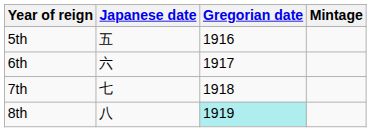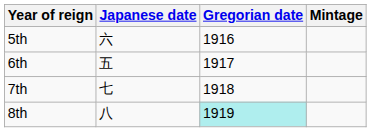(107, 38) 五 -> (107, 38) 六
(107, 63) 六 -> (107, 63) 五
